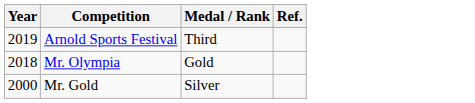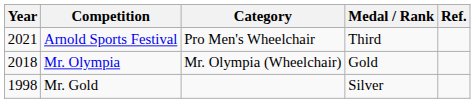+ column: (263, 16)
(23, 39) 2019 -> (23, 39) 2021
(23, 86) 2000 -> (23, 86) 1998
